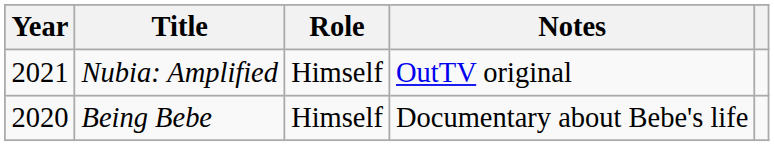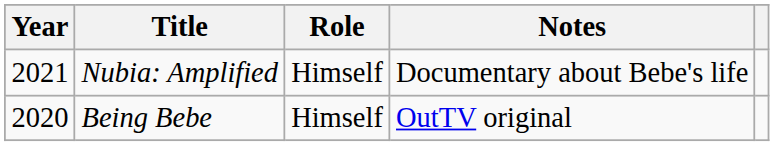(484, 72) OutTV original -> (572, 72) Documentary about Bebe's life
(572, 117) Documentary about Bebe's life -> (484, 117) OutTV original
